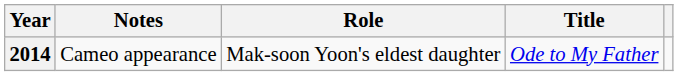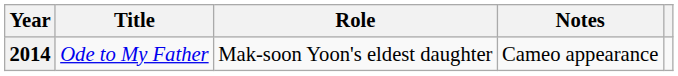columns swapped: (584, 20) <-> (138, 20)
